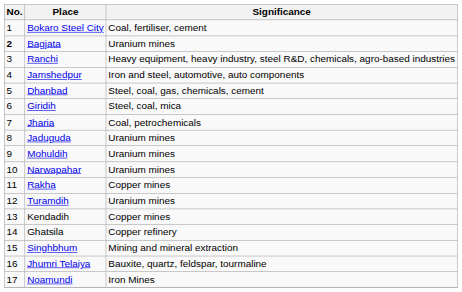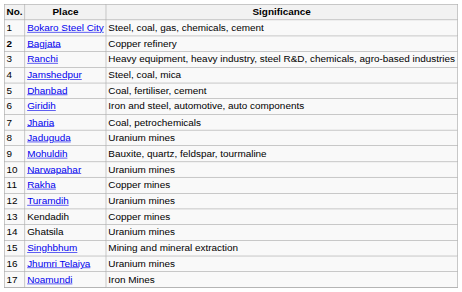(157, 28) Coal, fertiliser, cement -> (186, 28) Steel, coal, gas, chemicals, cement
(142, 43) Uranium mines -> (143, 43) Copper refinery
(206, 75) Iron and steel, automotive, auto components -> (145, 75) Steel, coal, mica
(186, 91) Steel, coal, gas, chemicals, cement -> (157, 91) Coal, fertiliser, cement
(145, 106) Steel, coal, mica -> (206, 106) Iron and steel, automotive, auto components
(142, 153) Uranium mines -> (187, 153) Bauxite, quartz, feldspar, tourmaline
(143, 232) Copper refinery -> (142, 232) Uranium mines
(187, 264) Bauxite, quartz, feldspar, tourmaline -> (142, 264) Uranium mines
